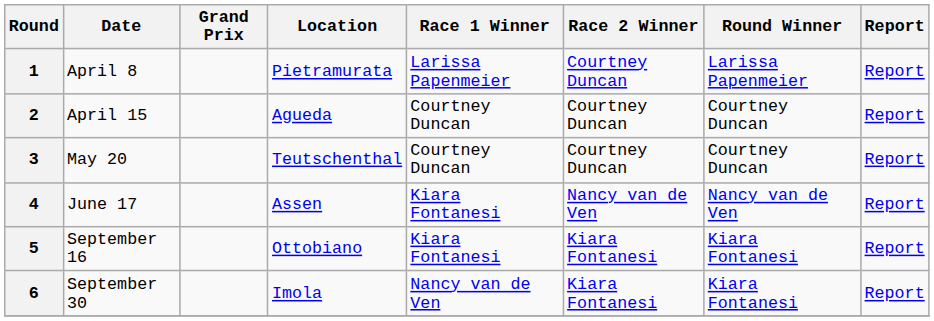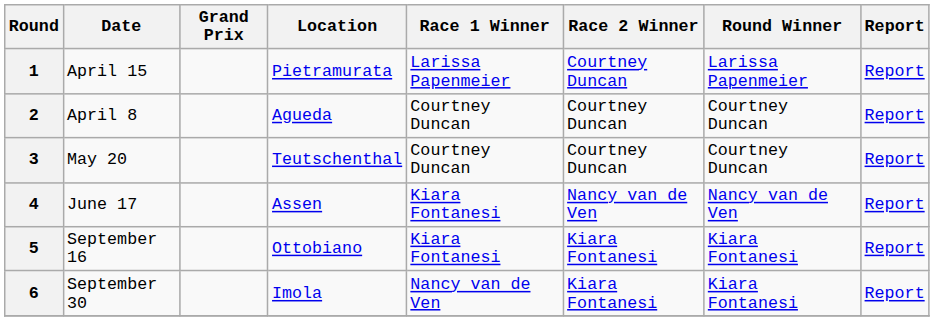(102, 71) April 8 -> (107, 71) April 15
(107, 116) April 15 -> (102, 116) April 8
